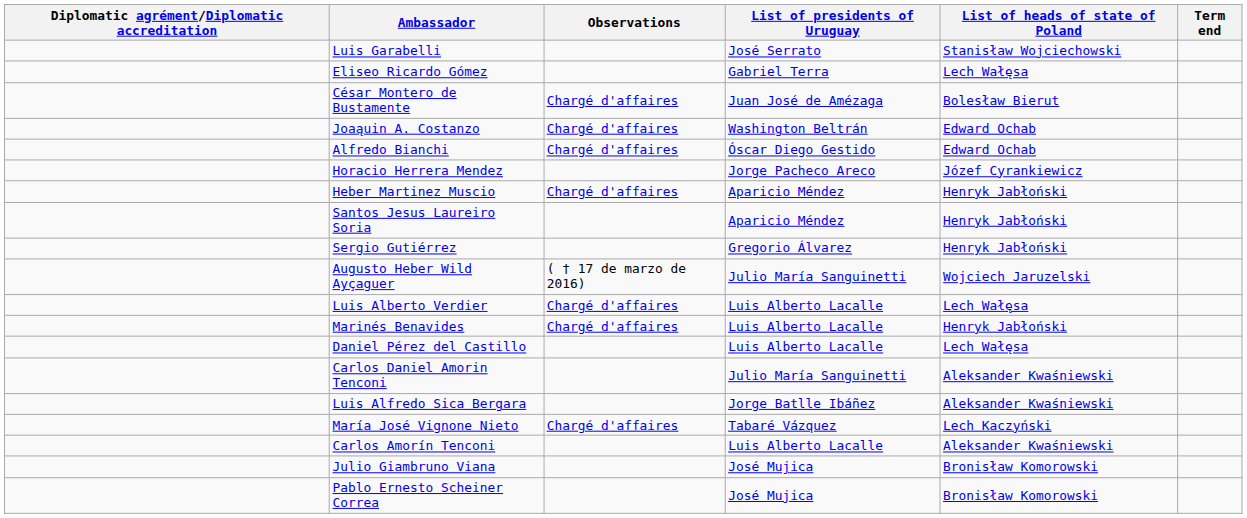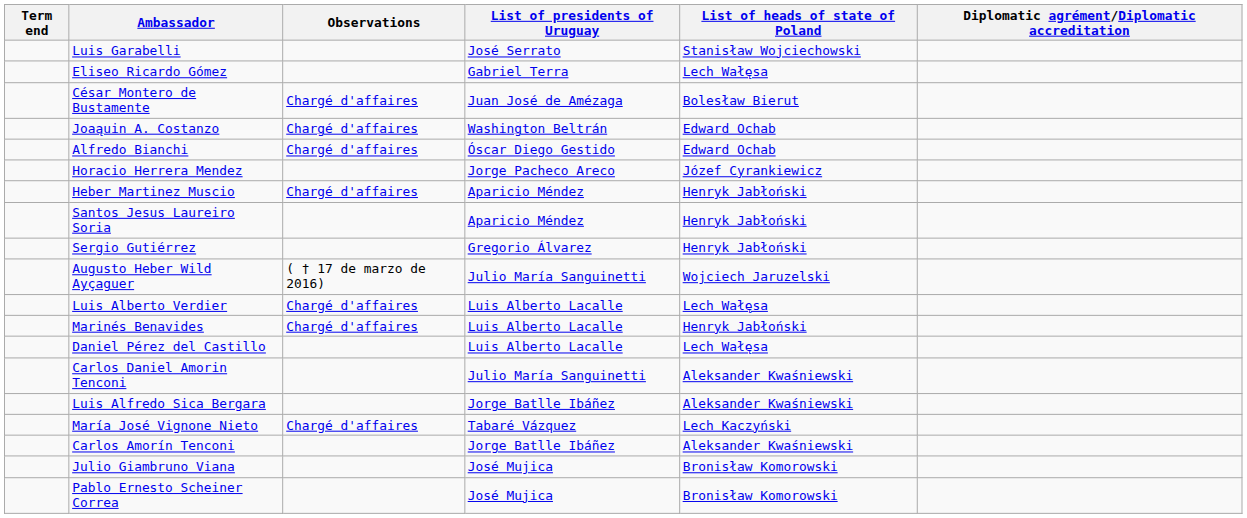columns swapped: (167, 22) <-> (1210, 22)
(806, 446) Luis Alberto Lacalle -> (541, 446) Jorge Batlle Ibáñez
